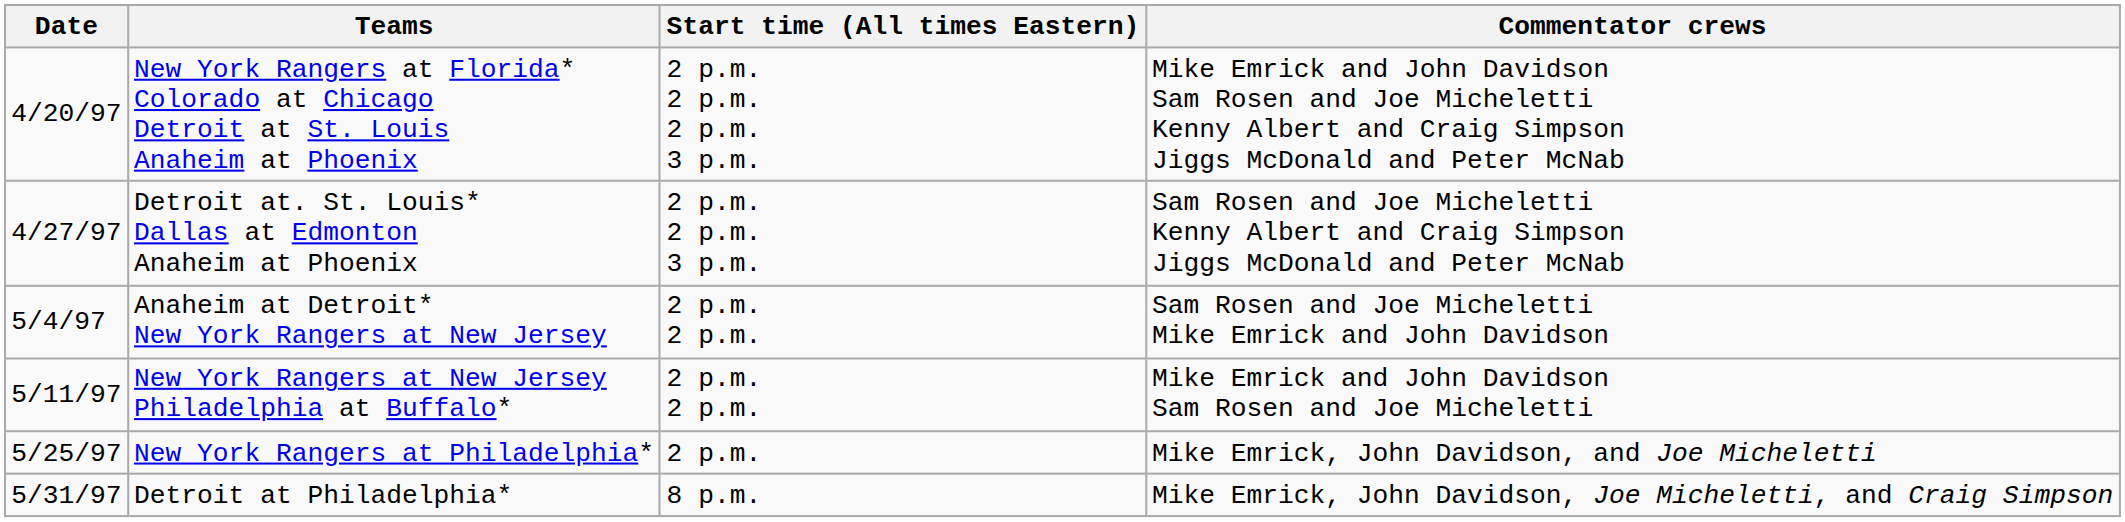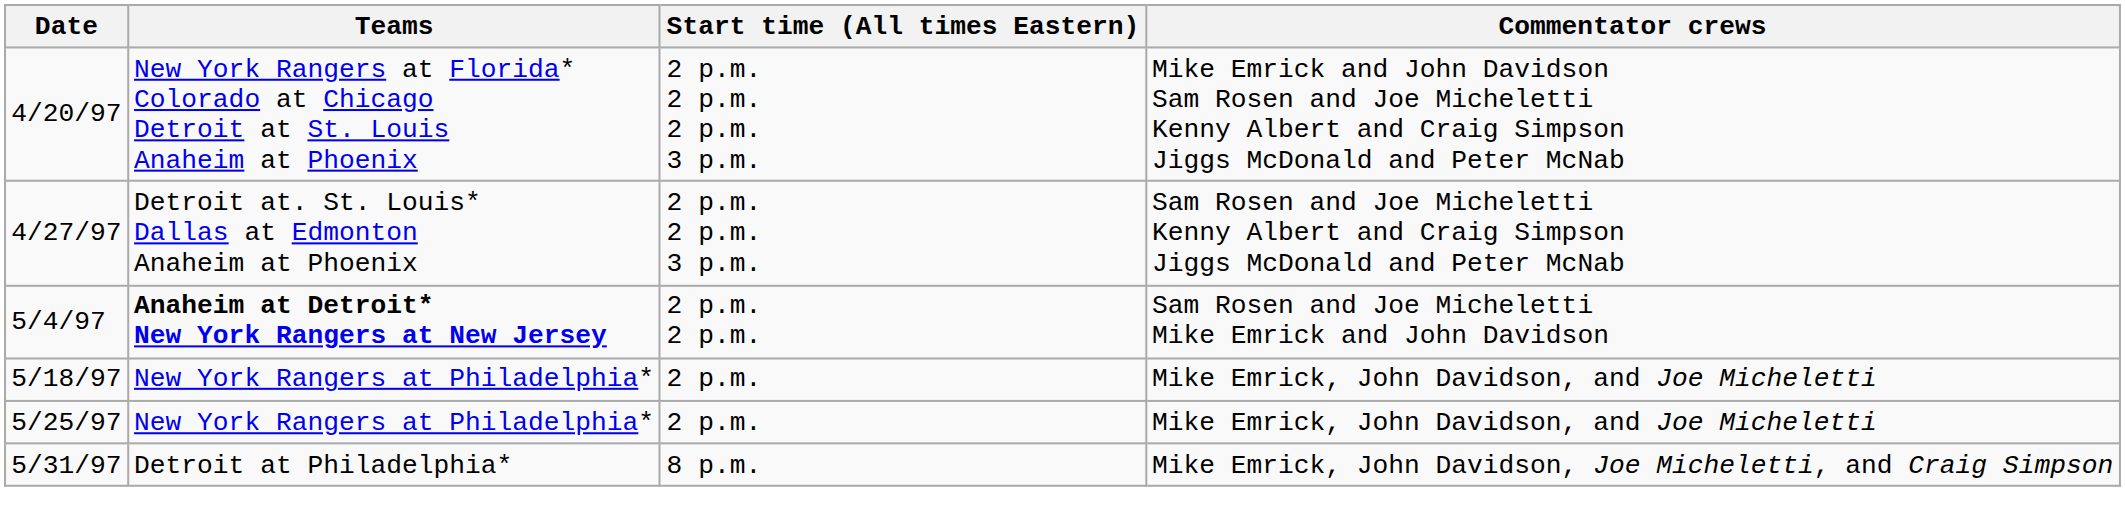(370, 321) normal -> (370, 321) bold
- row: (66, 395)
+ row: (66, 379)
